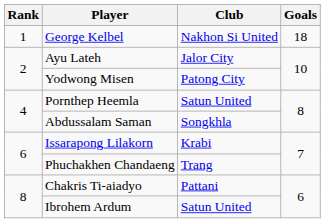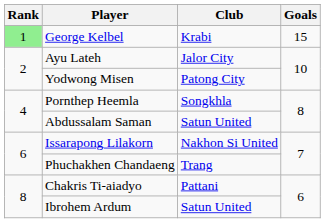(23, 36) no background -> (23, 36) lightgreen background
(229, 36) Nakhon Si United -> (196, 36) Krabi
(300, 36) 18 -> (300, 36) 15
(216, 100) Satun United -> (206, 100) Songkhla
(206, 121) Songkhla -> (216, 121) Satun United
(196, 143) Krabi -> (229, 143) Nakhon Si United
